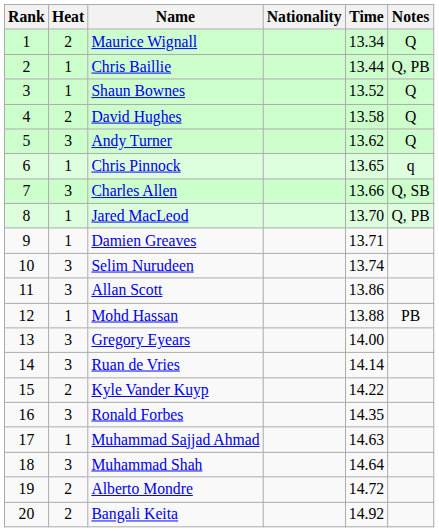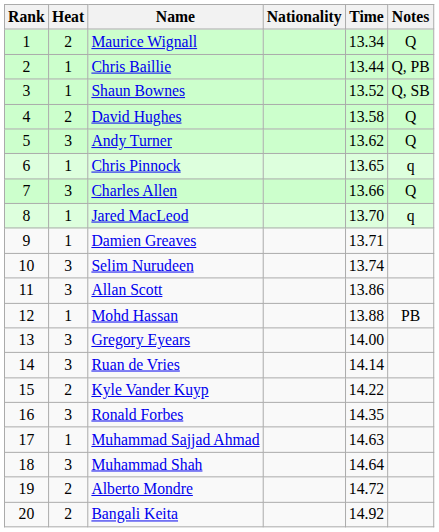(411, 91) Q -> (411, 91) Q, SB
(411, 191) Q, SB -> (411, 191) Q
(411, 215) Q, PB -> (411, 215) q
